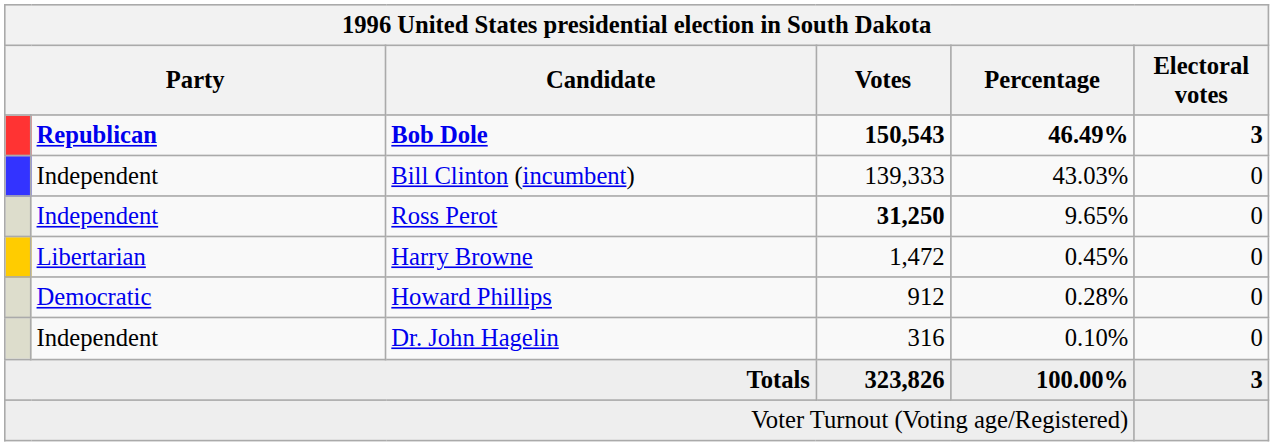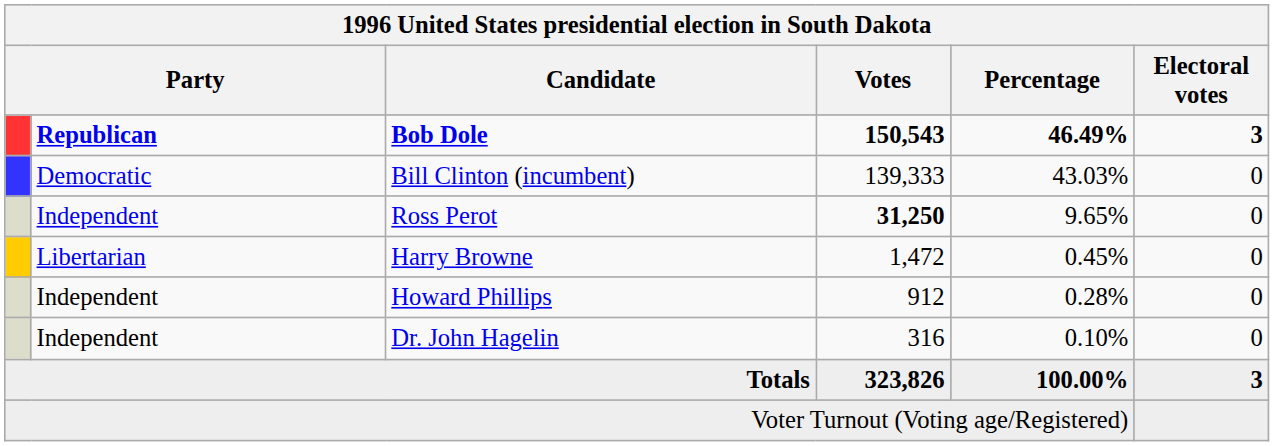(97, 175) Independent -> (94, 175) Democratic
(94, 297) Democratic -> (97, 297) Independent
